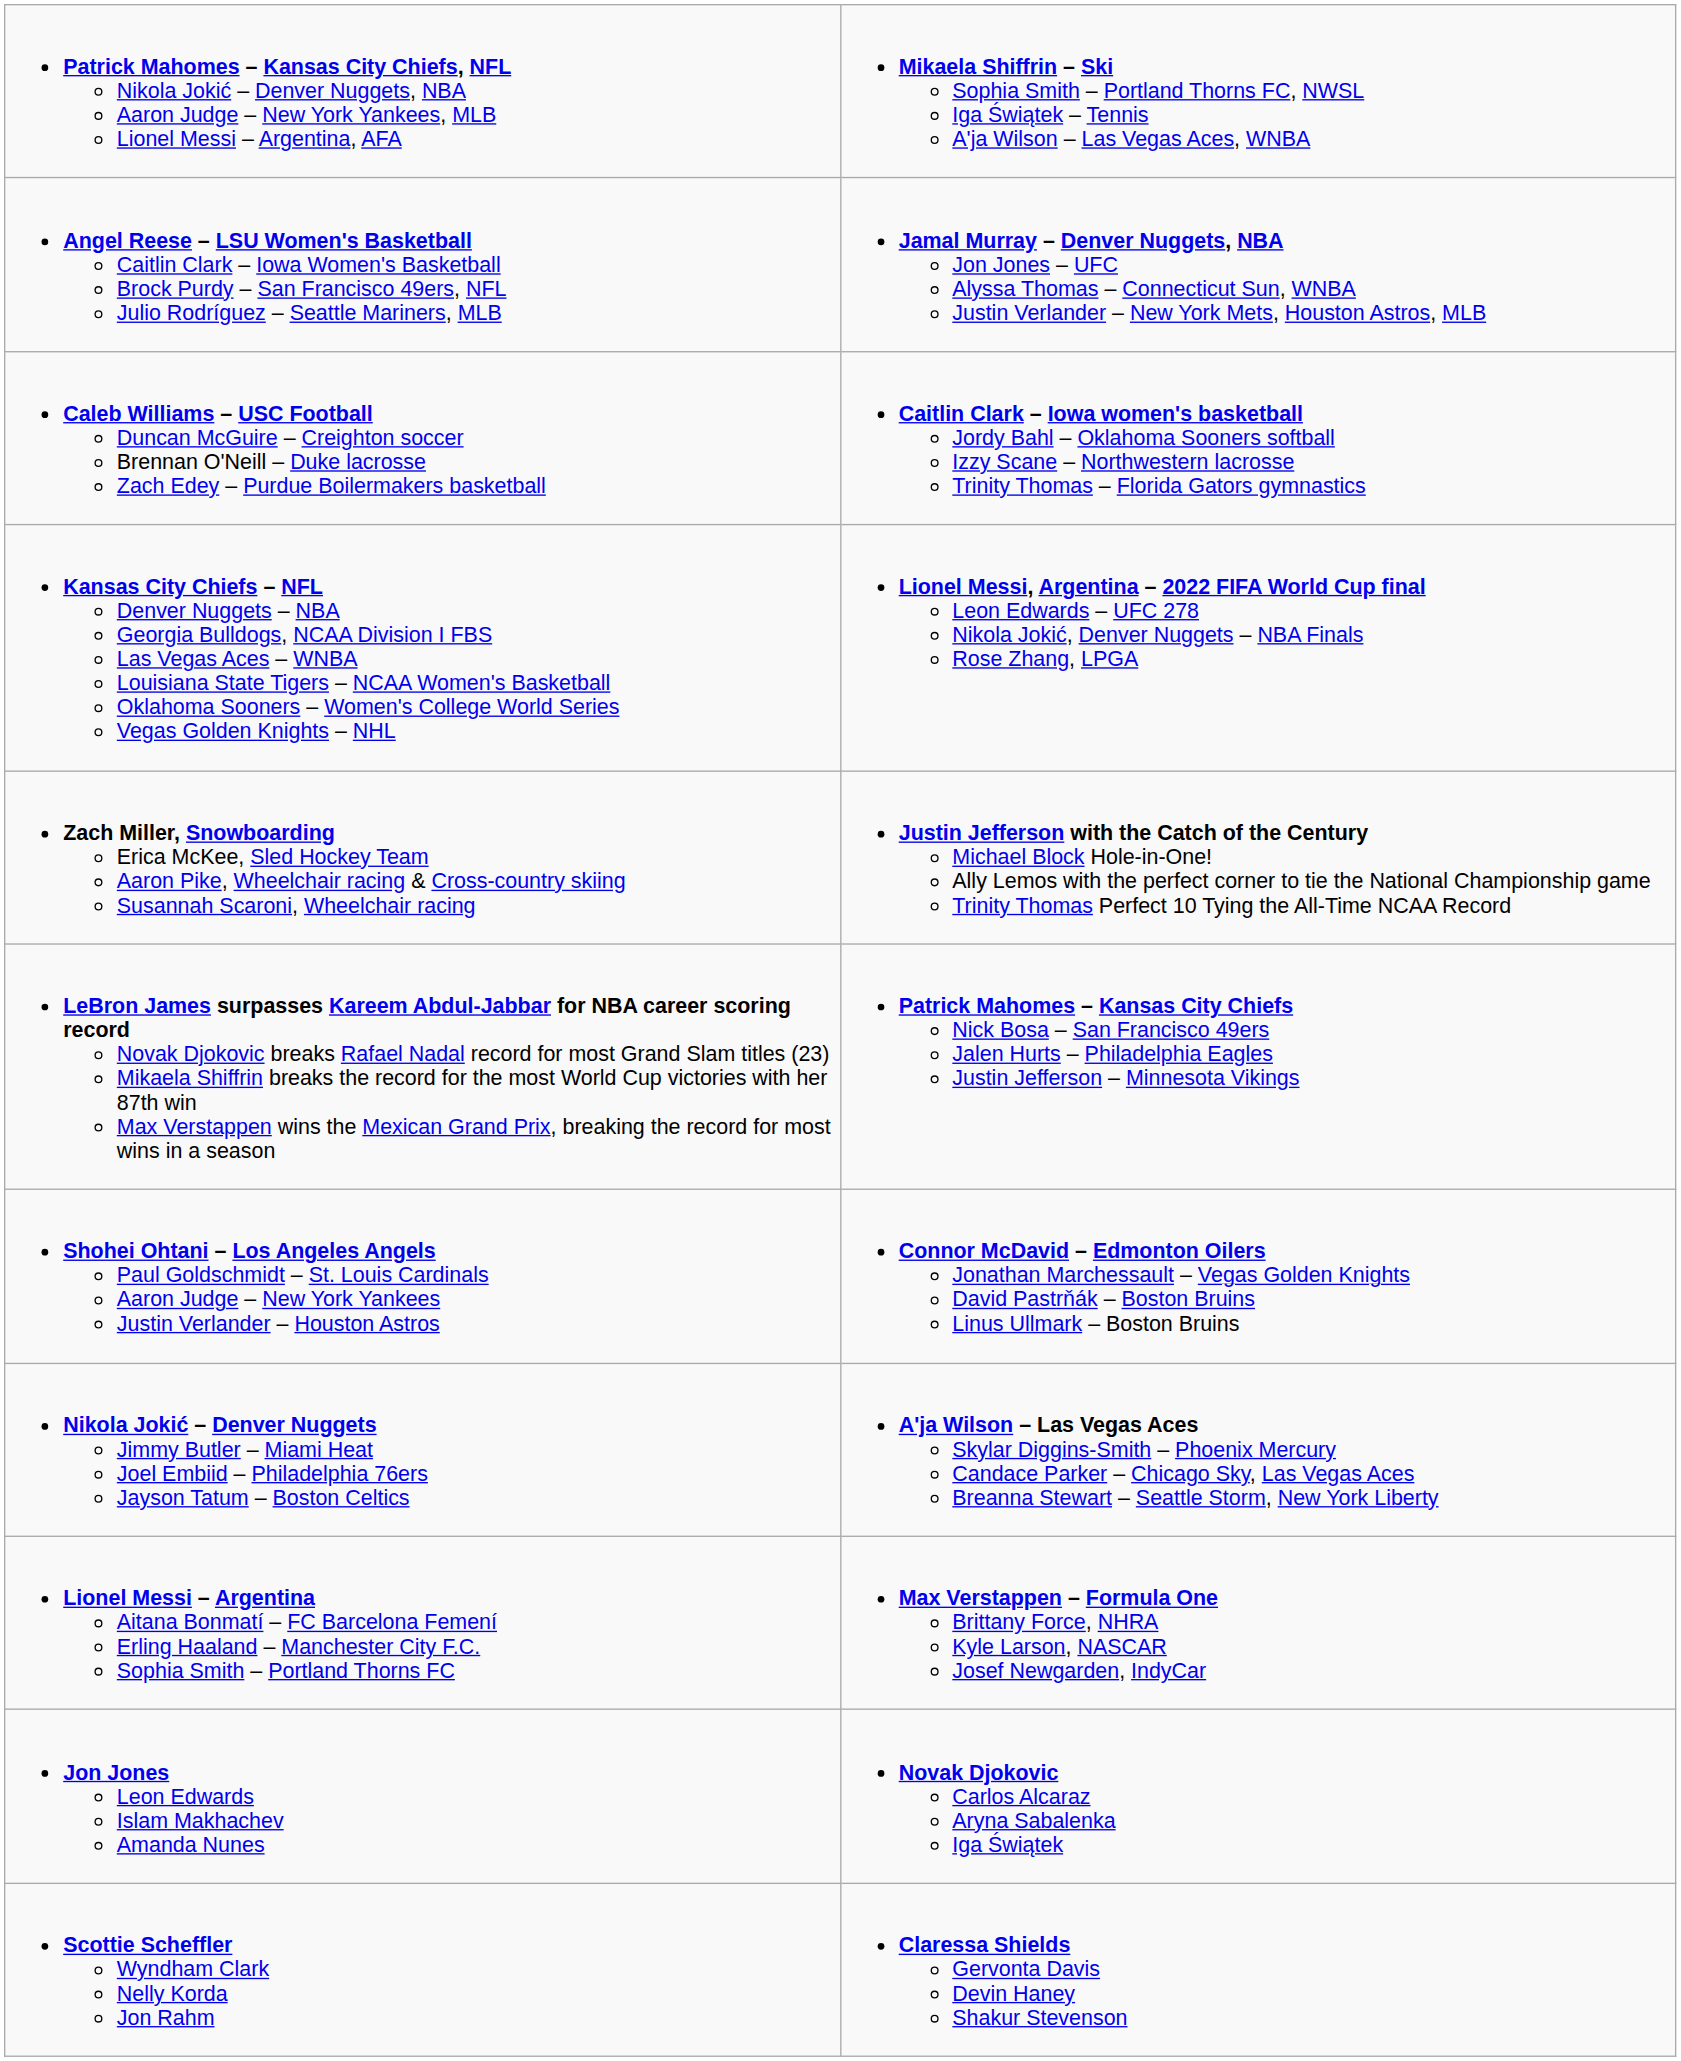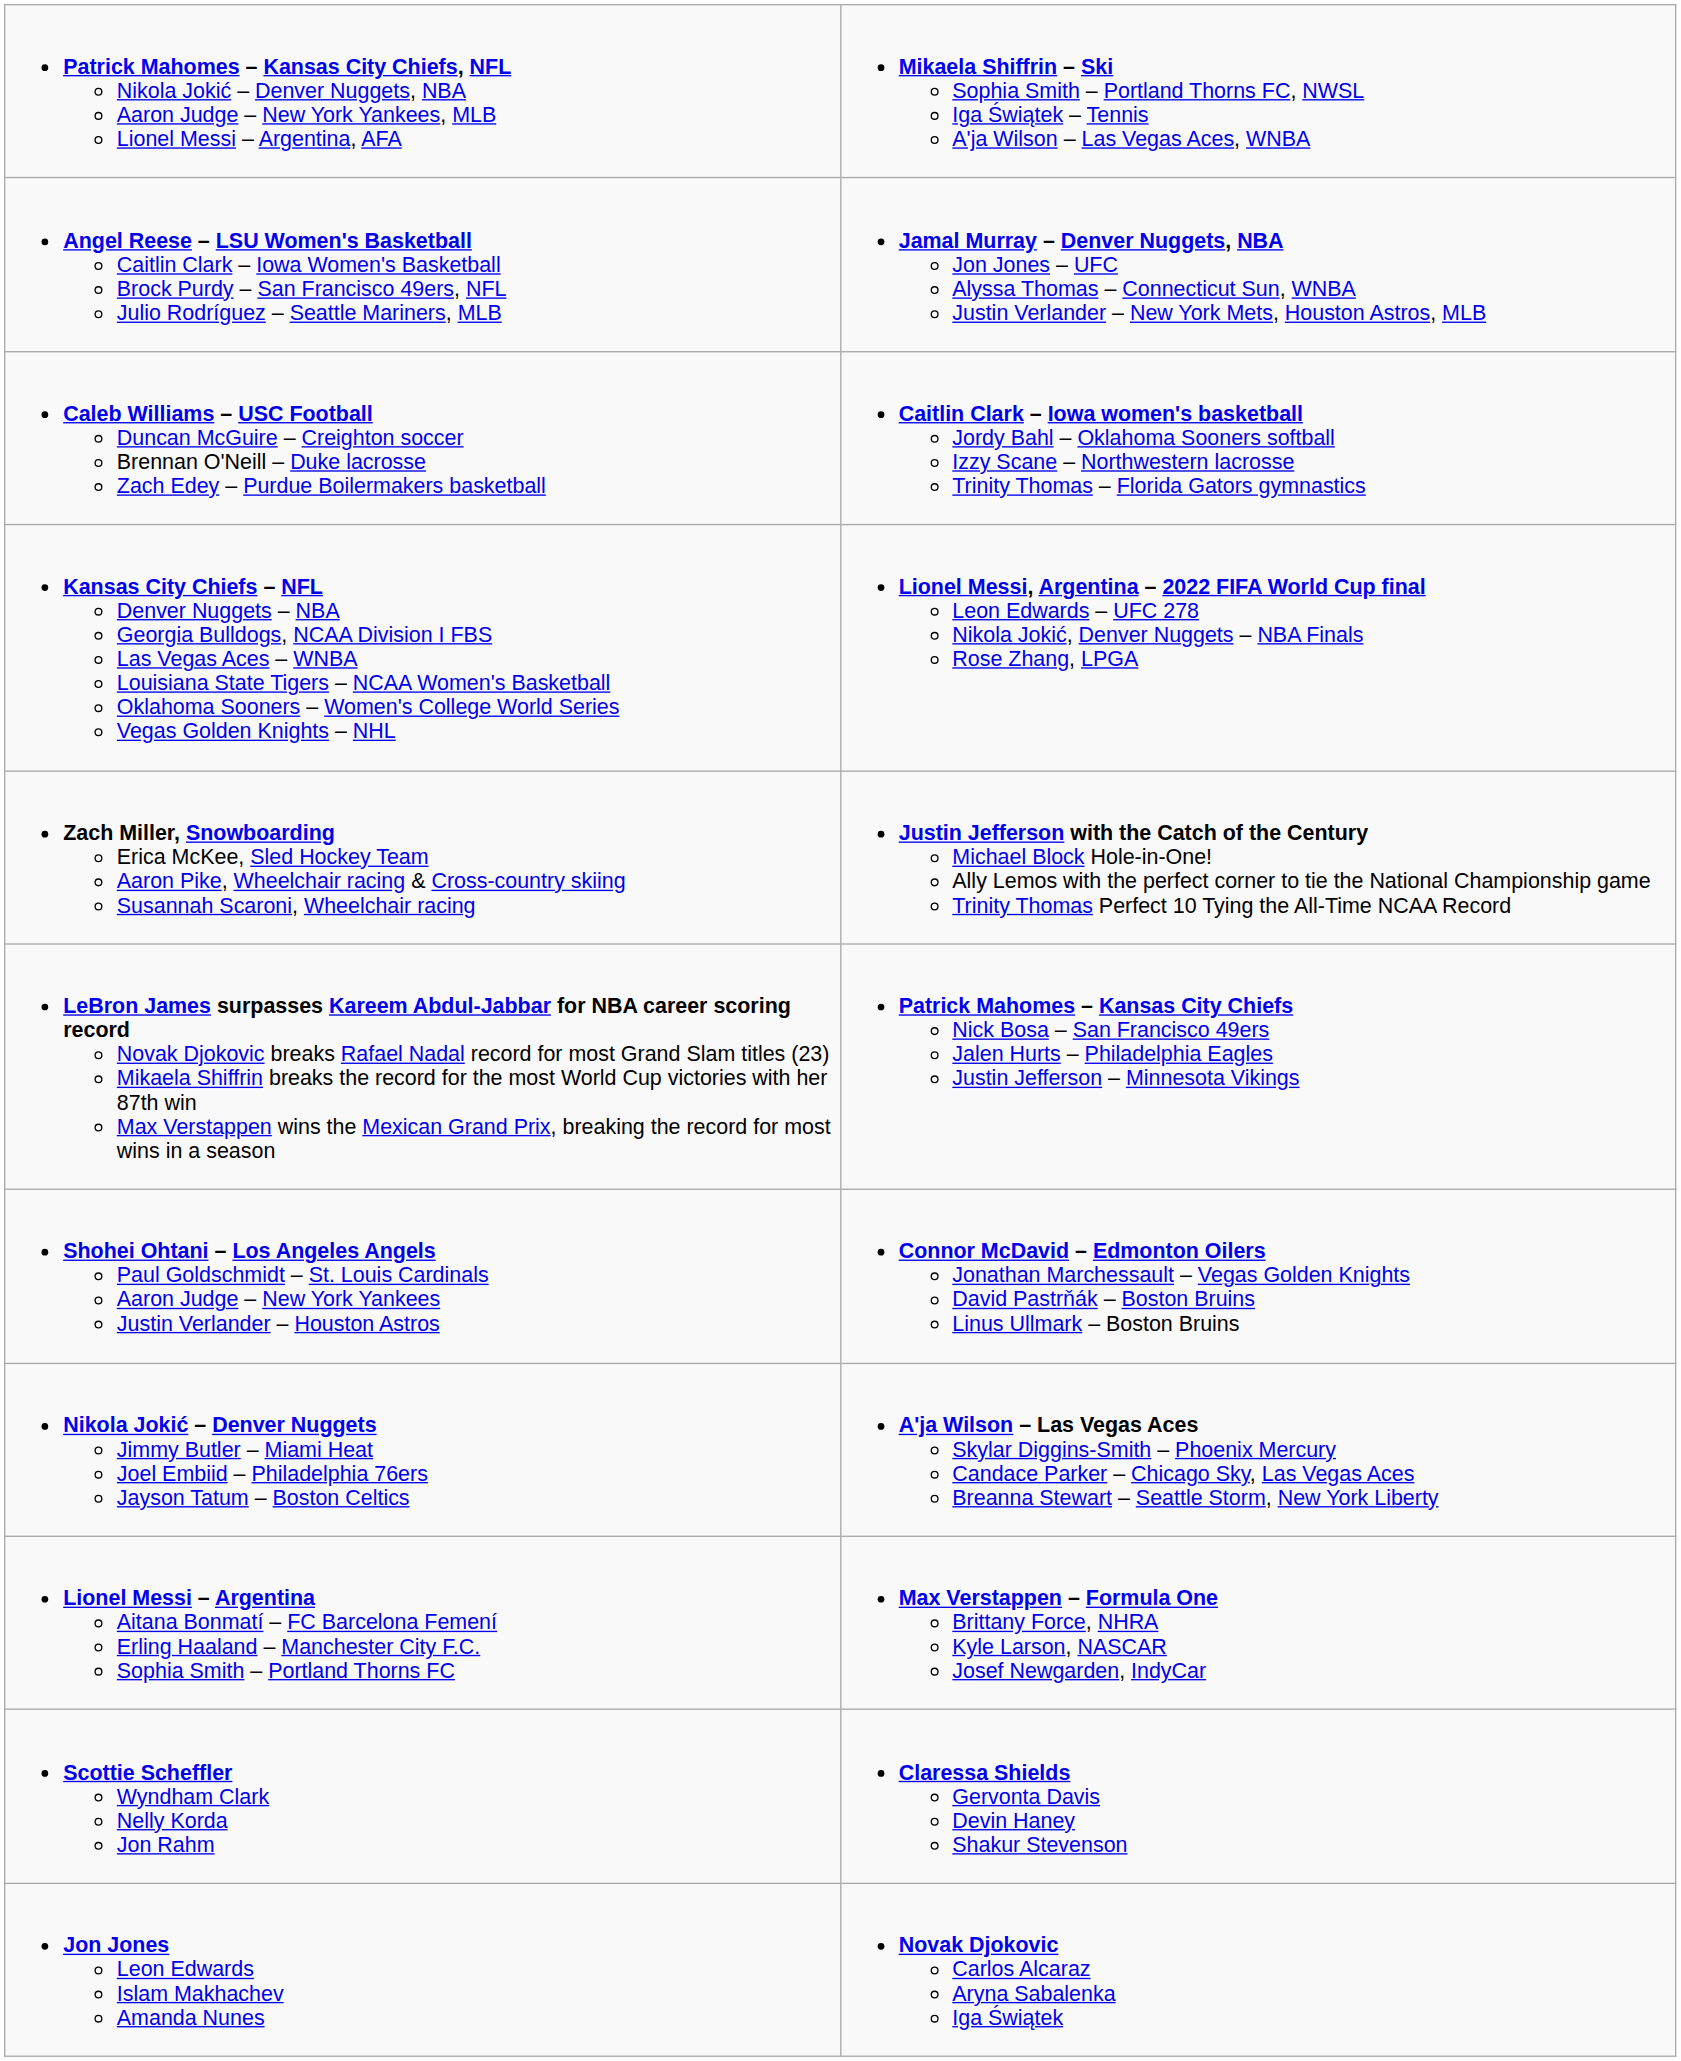rows swapped: (422, 1982) <-> (422, 1808)
